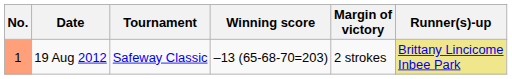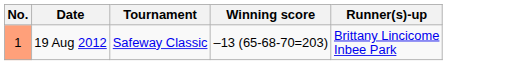- column: (363, 22)
(451, 57) khaki background -> (387, 43) no background
